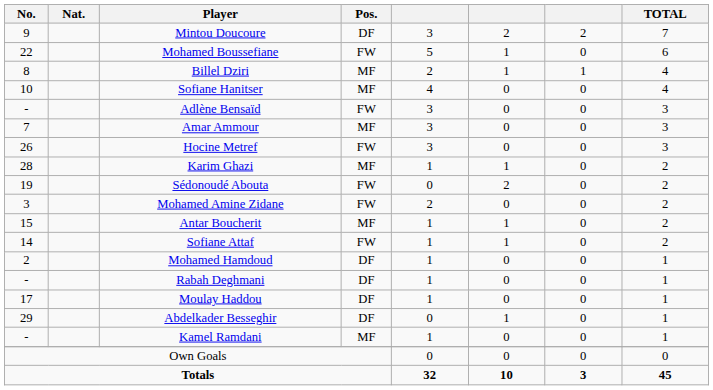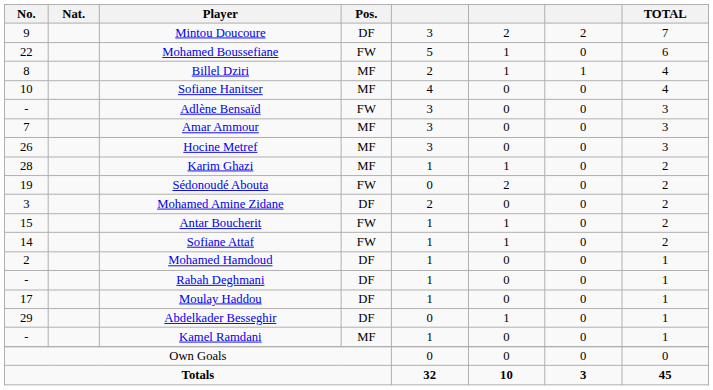(366, 146) FW -> (366, 146) MF
(366, 203) FW -> (366, 203) DF
(366, 222) MF -> (366, 222) FW
